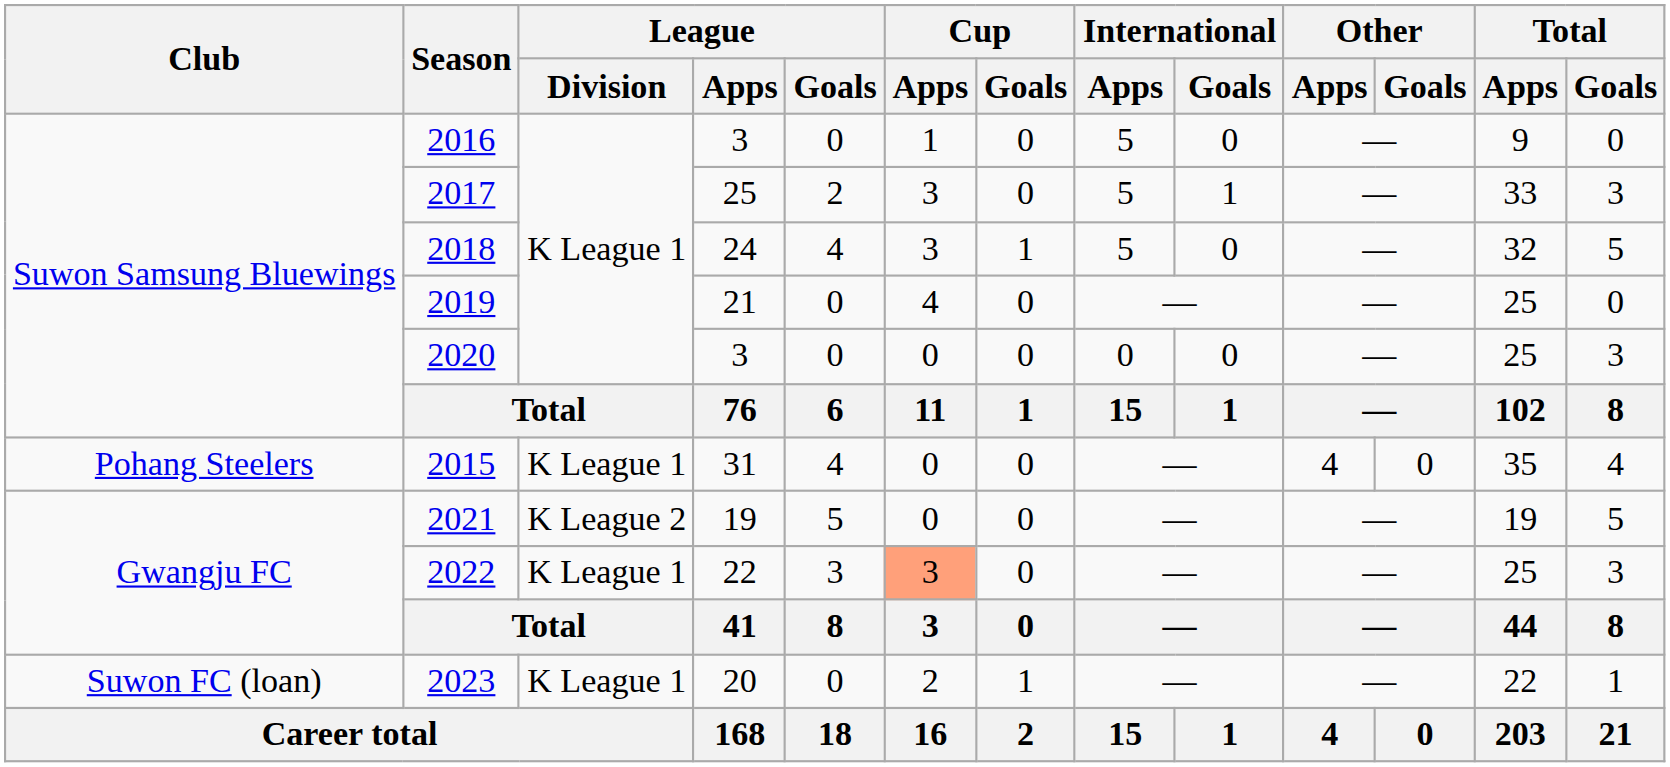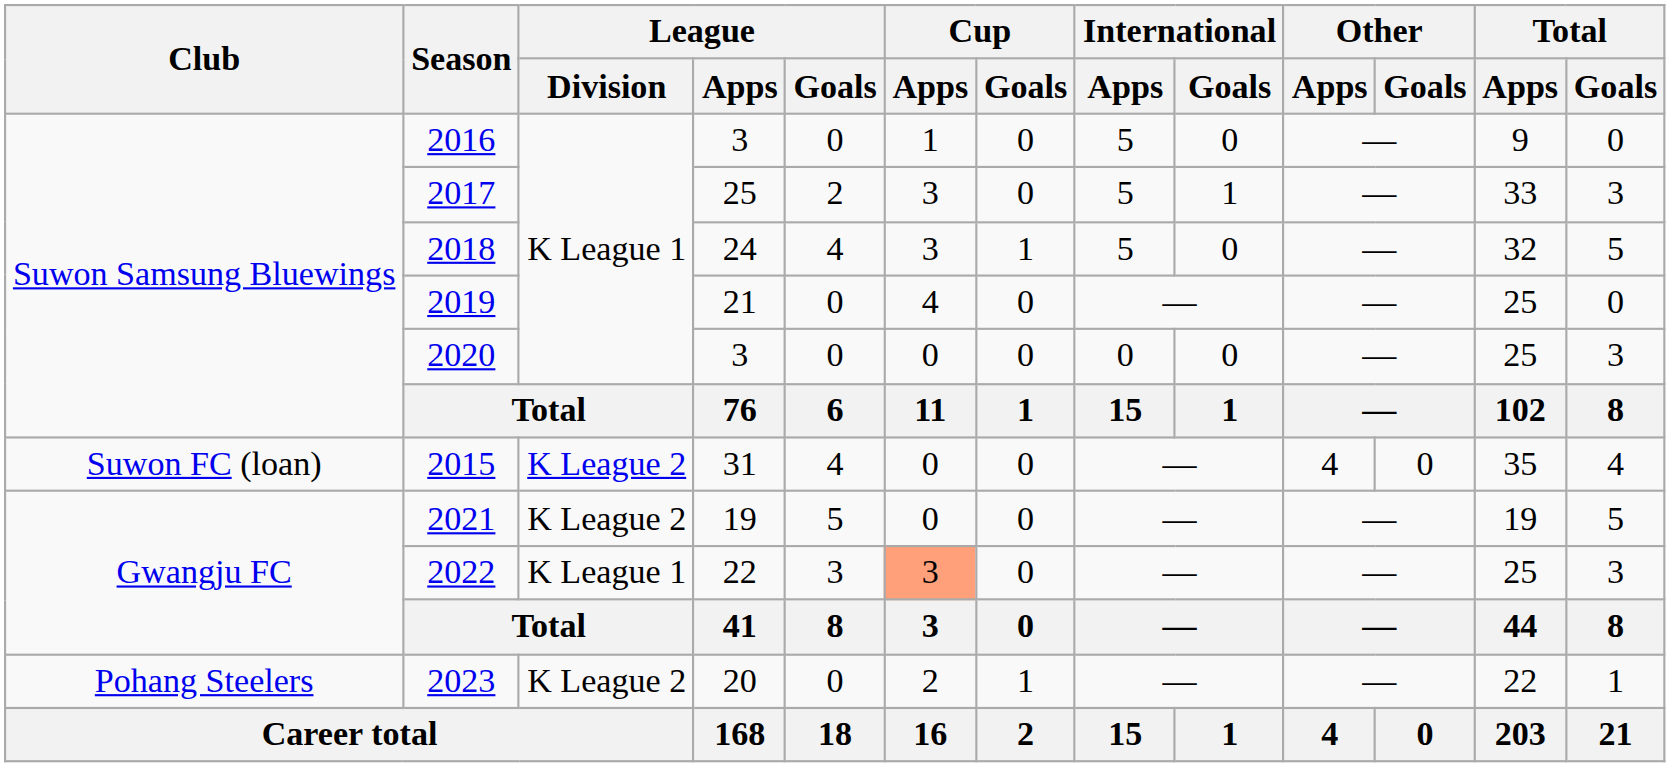(204, 463) Pohang Steelers -> (204, 463) Suwon FC (loan)
(607, 463) K League 1 -> (607, 463) K League 2
(204, 680) Suwon FC (loan) -> (204, 680) Pohang Steelers
(607, 680) K League 1 -> (607, 680) K League 2
